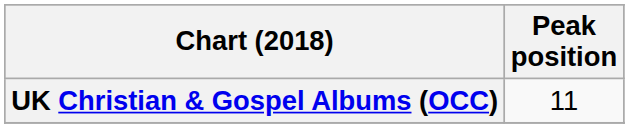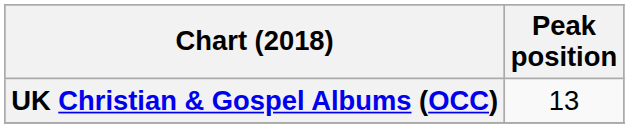(564, 100) 11 -> (564, 100) 13
